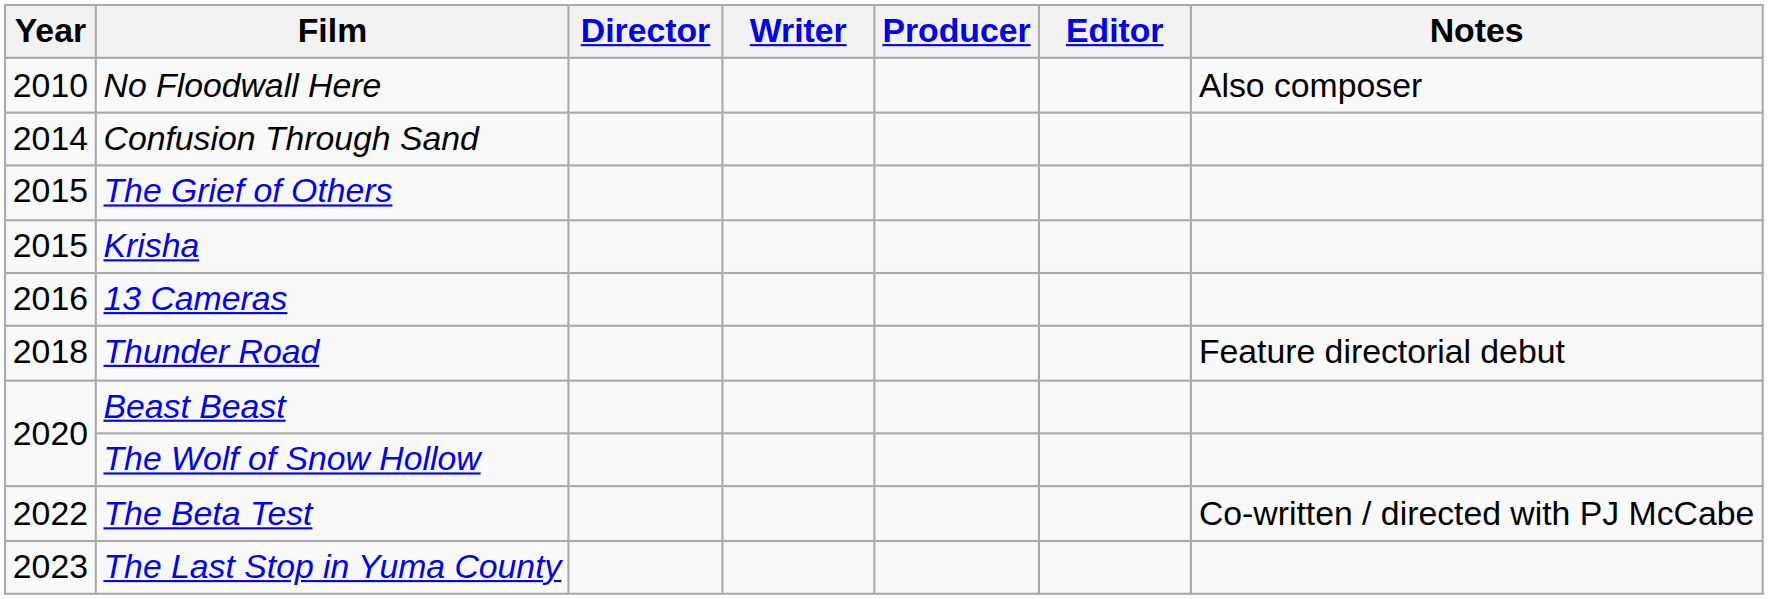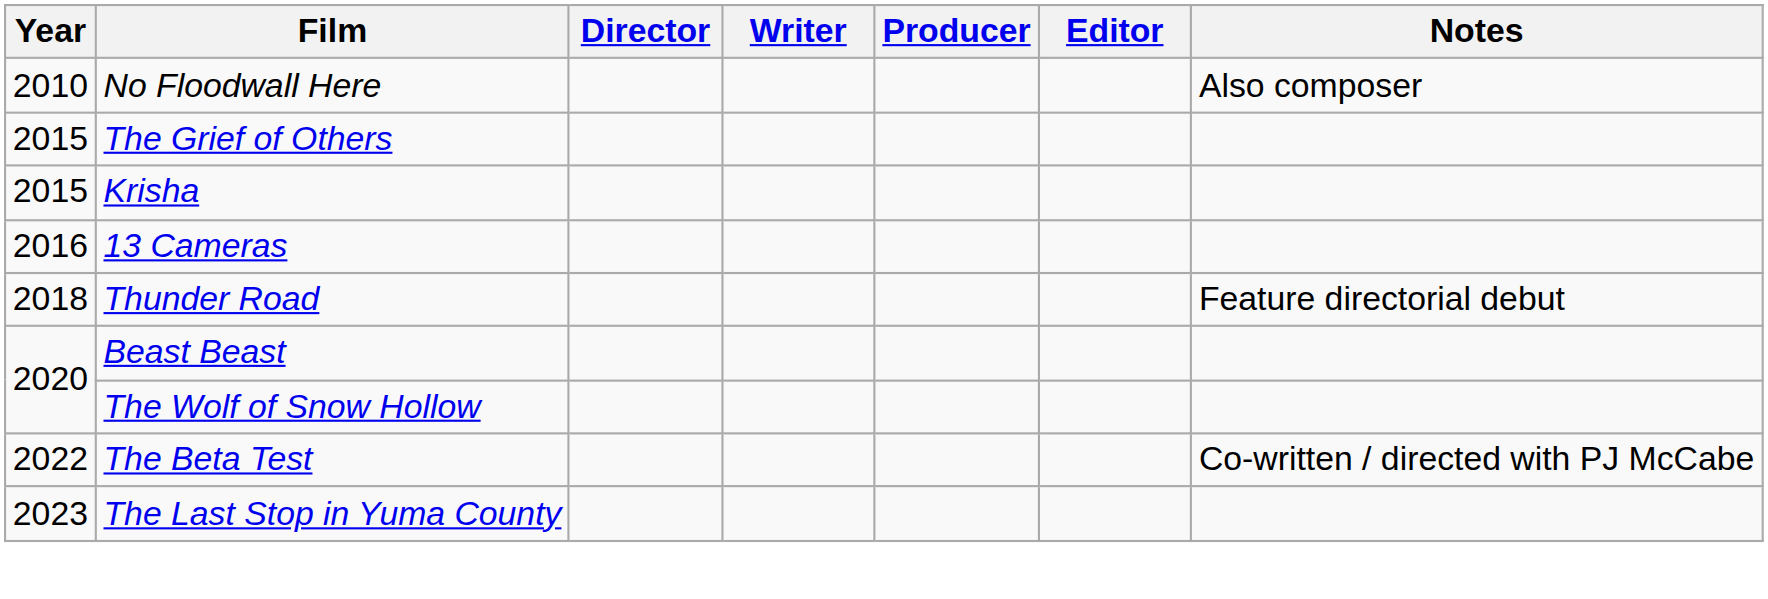- row: (291, 138)
